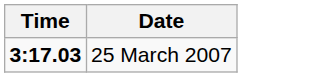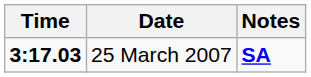+ column: (271, 21)
